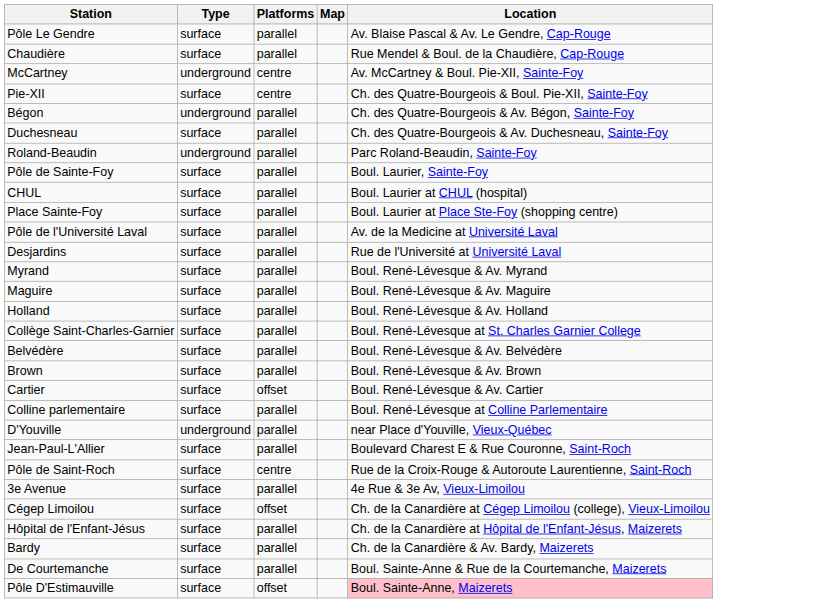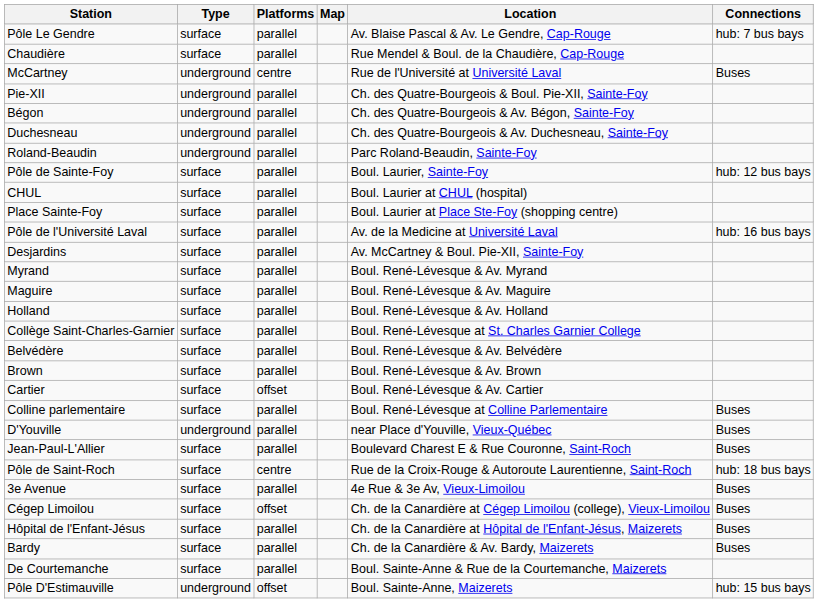+ column: (763, 14)
(467, 73) Av. McCartney & Boul. Pie-XII, Sainte-Foy -> (456, 73) Rue de l'Université at Université Laval
(201, 93) surface -> (216, 93) underground
(274, 93) centre -> (277, 93) parallel
(201, 133) surface -> (216, 133) underground
(456, 251) Rue de l'Université at Université Laval -> (467, 251) Av. McCartney & Boul. Pie-XII, Sainte-Foy
(201, 588) surface -> (216, 588) underground
(432, 588) pink background -> (432, 588) no background
